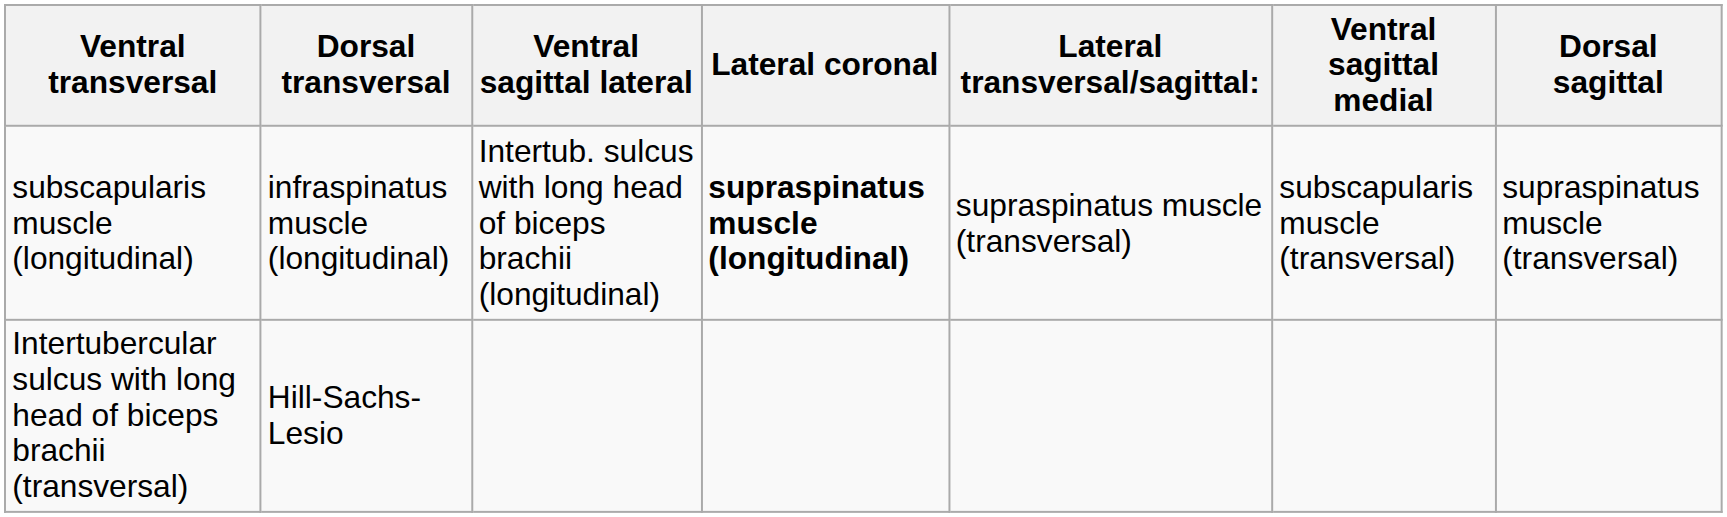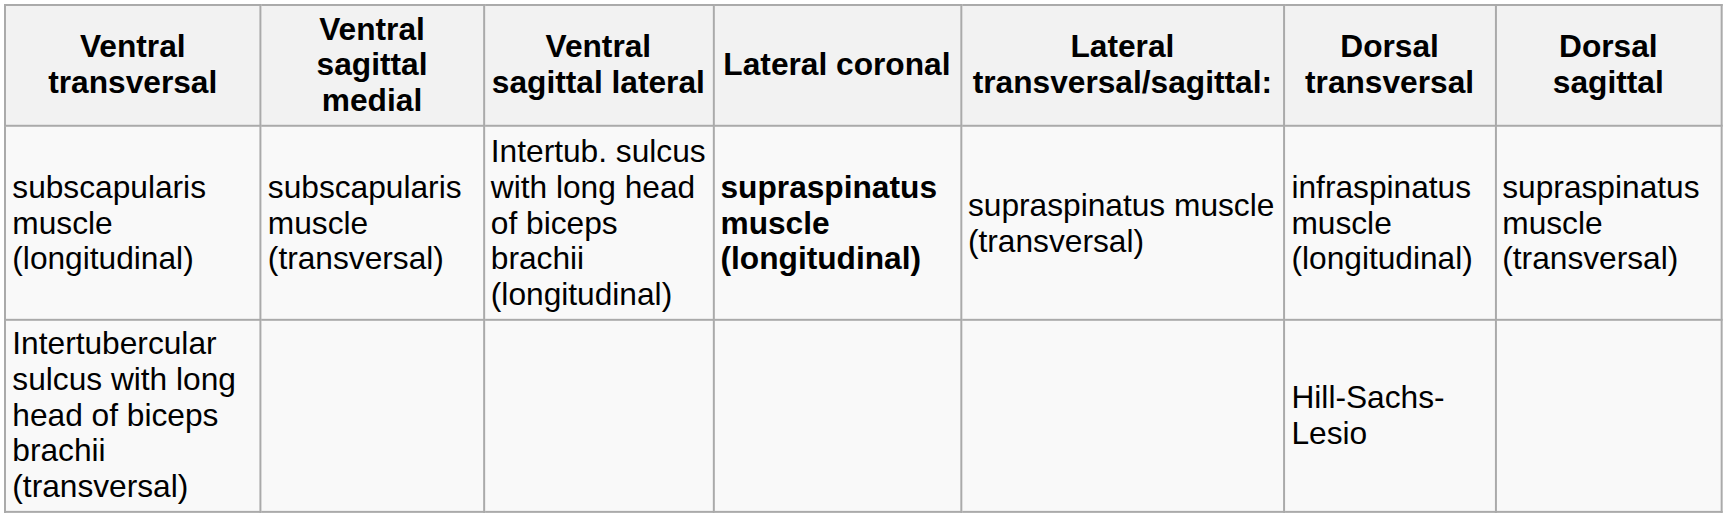columns swapped: (1383, 65) <-> (366, 65)
